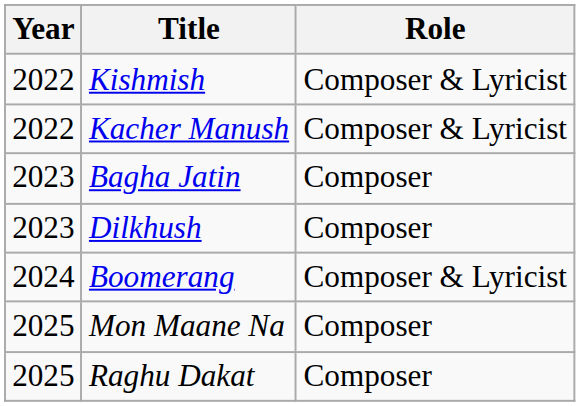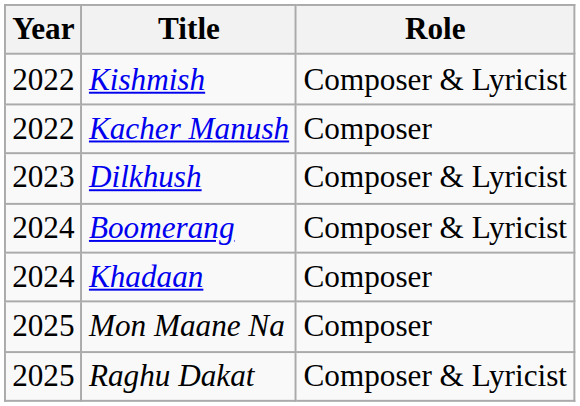(435, 128) Composer & Lyricist -> (368, 128) Composer
- row: (165, 177)
(368, 227) Composer -> (435, 177) Composer & Lyricist
+ row: (146, 276)
(368, 375) Composer -> (435, 375) Composer & Lyricist
